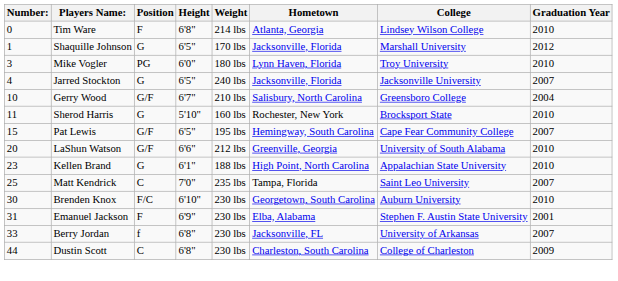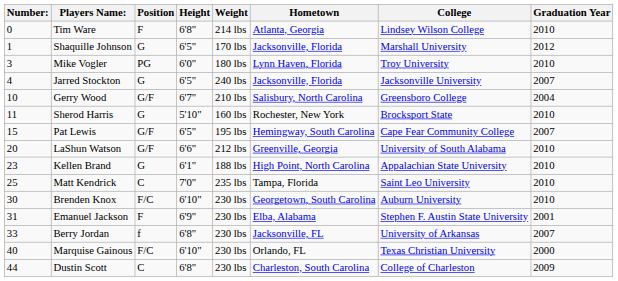(543, 183) 2007 -> (544, 183) 2010
+ row: (93, 251)
